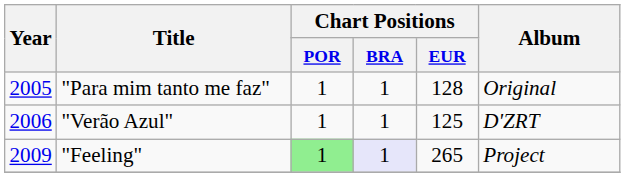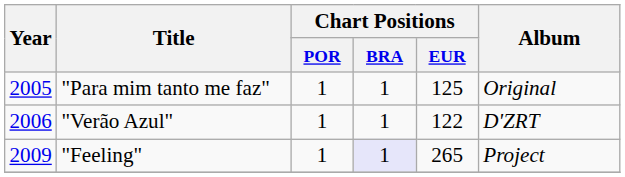(447, 88) 128 -> (447, 88) 125
(447, 121) 125 -> (447, 121) 122
(322, 155) lightgreen background -> (322, 155) no background
